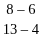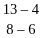rows swapped: (21, 9) <-> (21, 29)
